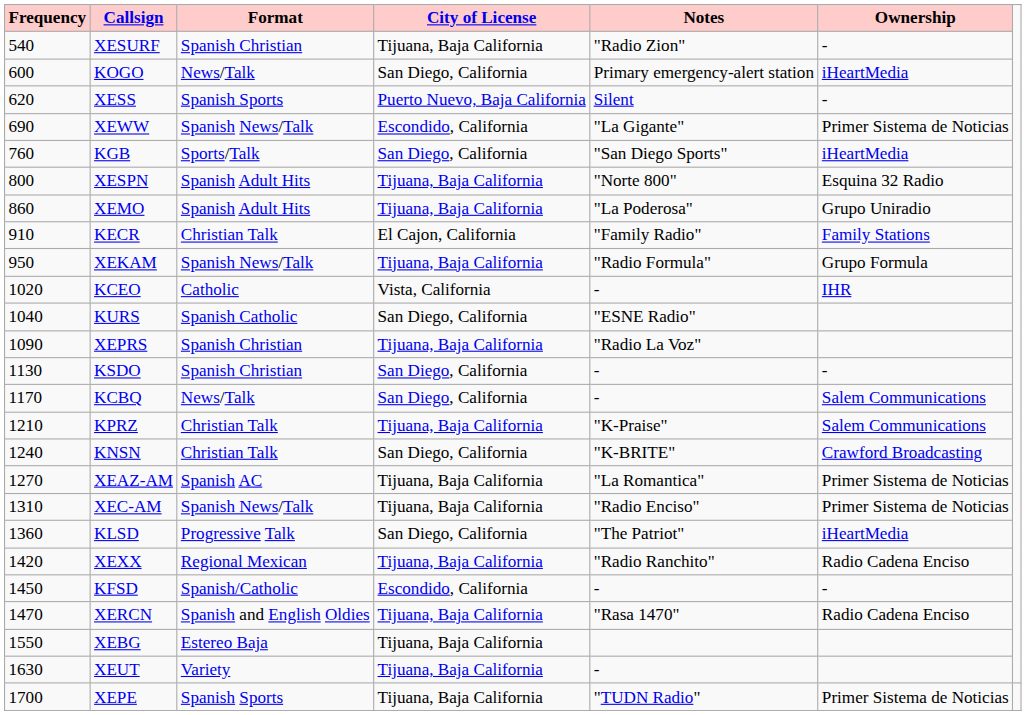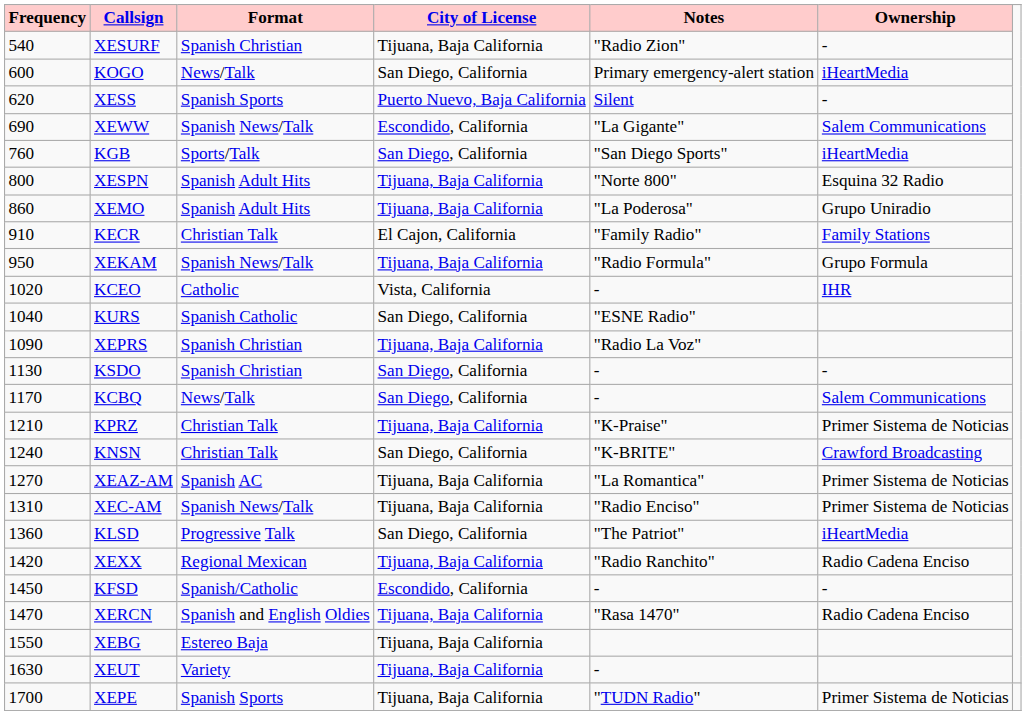(915, 126) Primer Sistema de Noticias -> (904, 126) Salem Communications
(904, 425) Salem Communications -> (915, 425) Primer Sistema de Noticias
